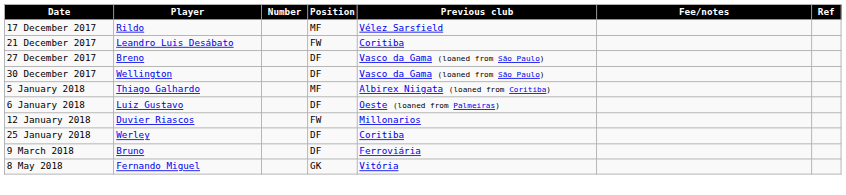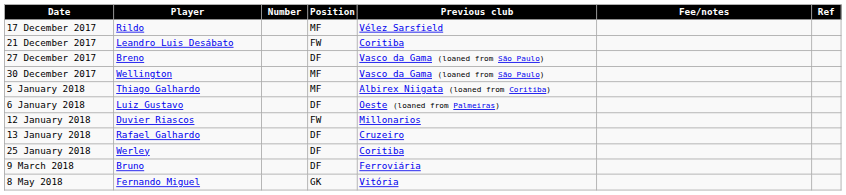(316, 74) DF -> (316, 74) MF
+ row: (49, 136)
